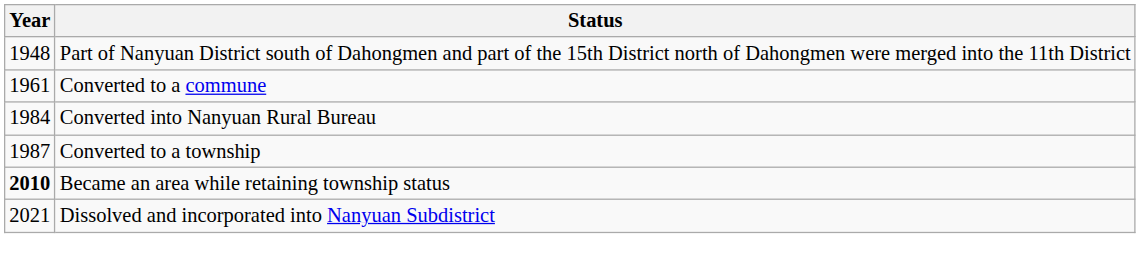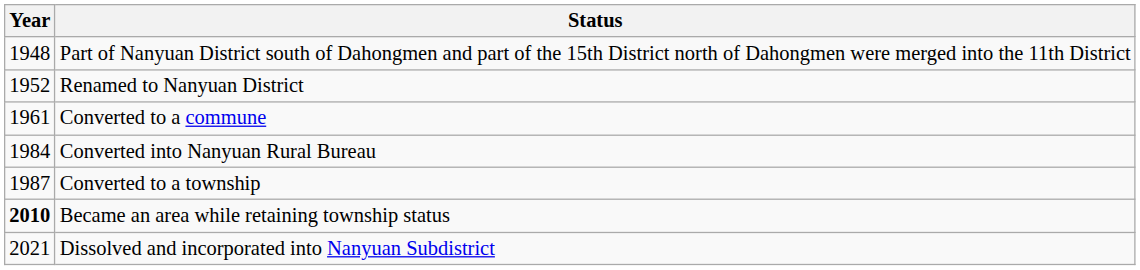+ row: (182, 85)
